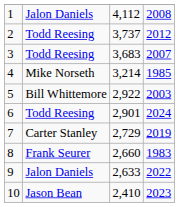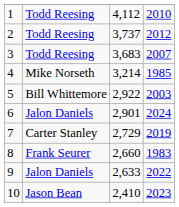(59, 14) Jalon Daniels -> (60, 14) Todd Reesing
(159, 14) 2008 -> (159, 14) 2010
(60, 113) Todd Reesing -> (59, 113) Jalon Daniels
